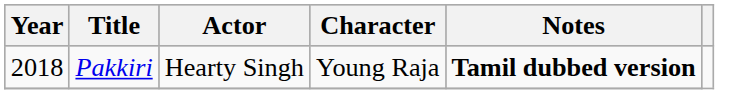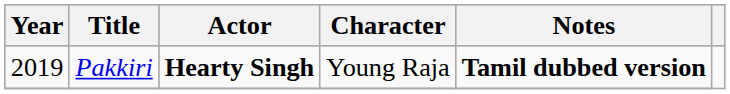(37, 66) 2018 -> (37, 66) 2019
(234, 66) normal -> (239, 66) bold
